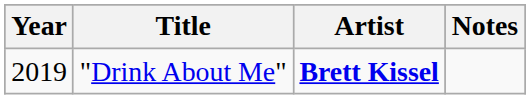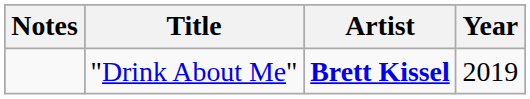columns swapped: (39, 26) <-> (485, 26)
